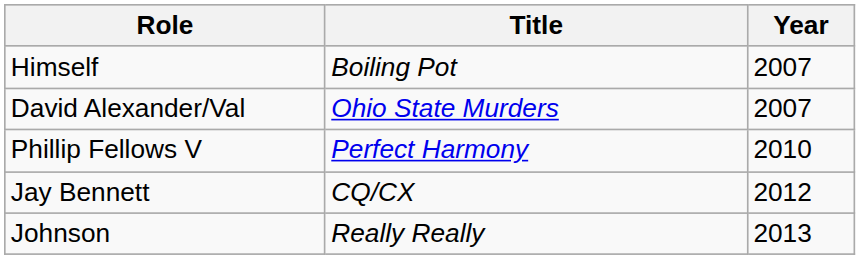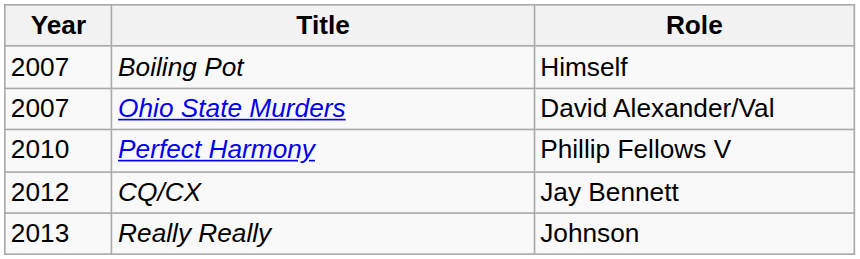columns swapped: (801, 25) <-> (165, 25)
